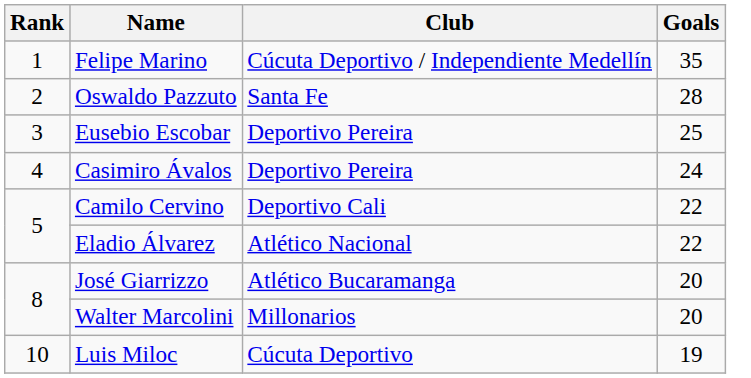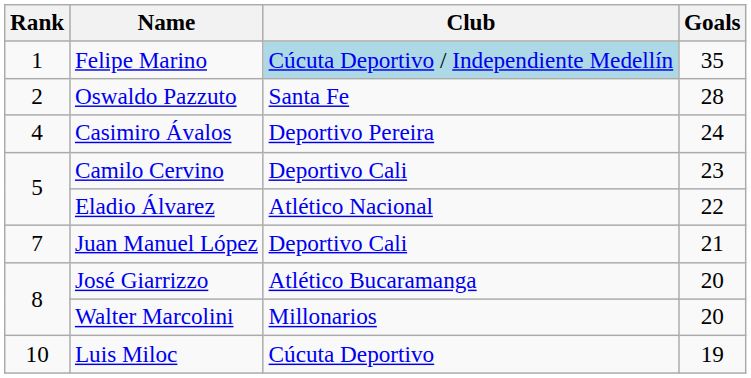(450, 59) no background -> (471, 59) lightblue background
- row: (153, 133)
(691, 206) 22 -> (712, 170) 23
+ row: (166, 243)
